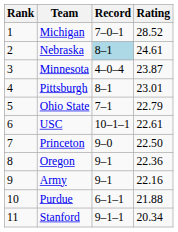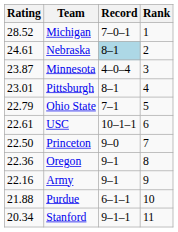columns swapped: (21, 13) <-> (153, 13)
